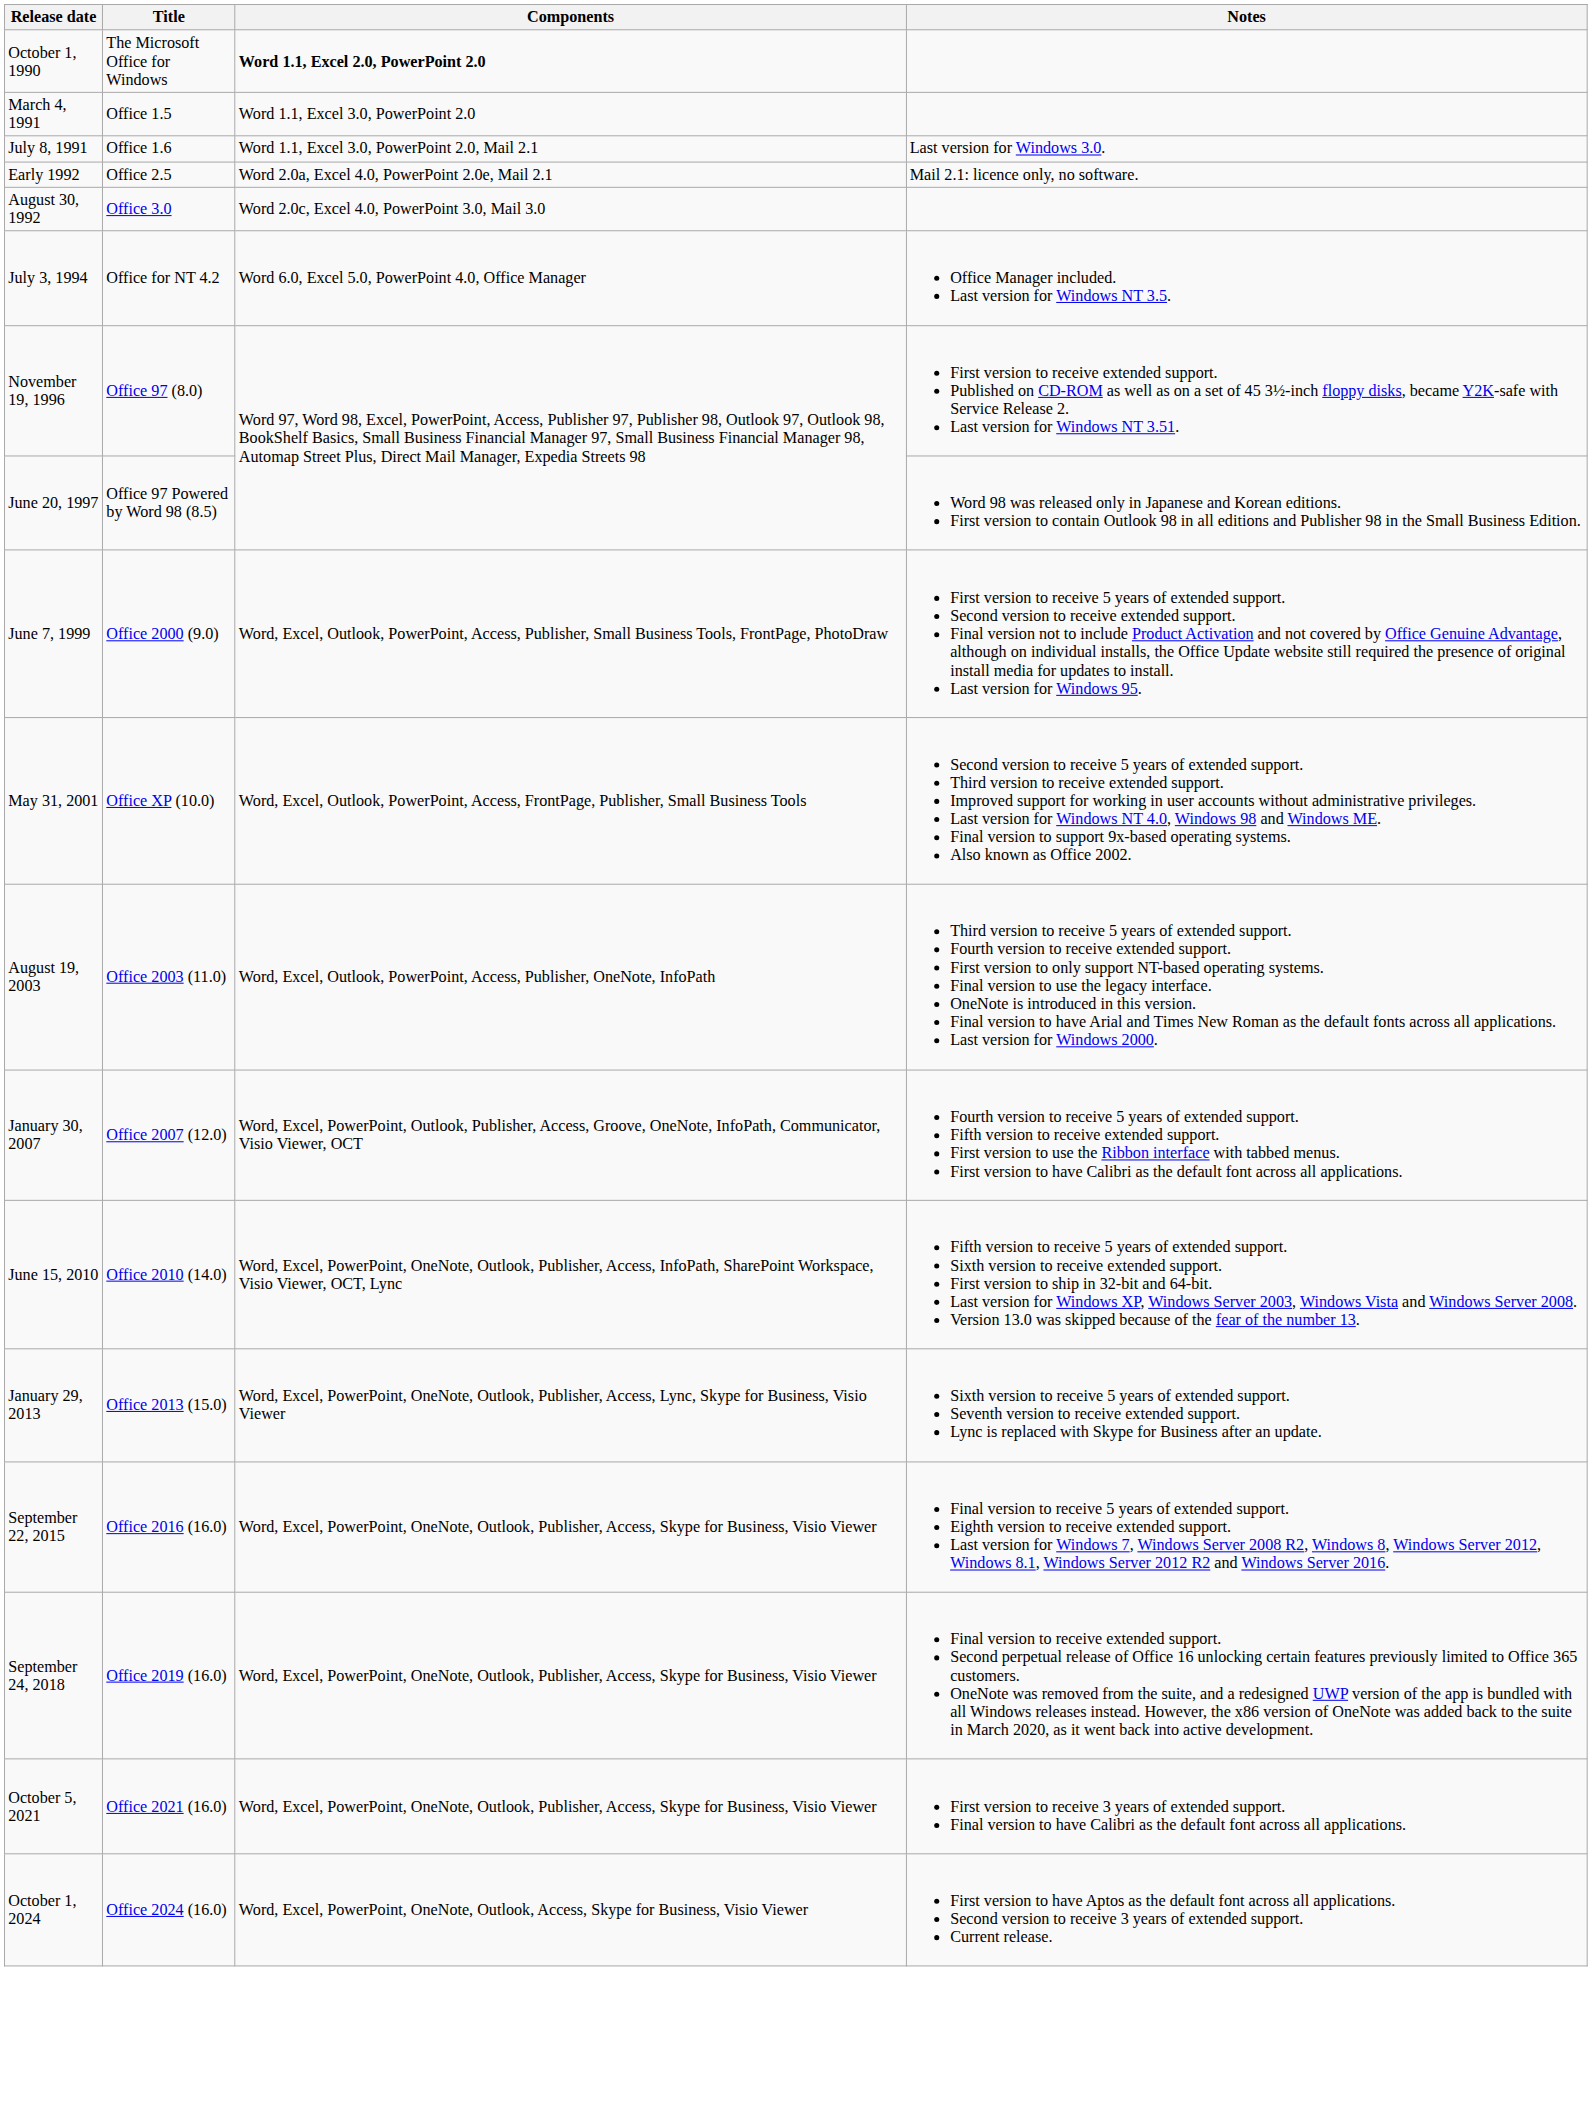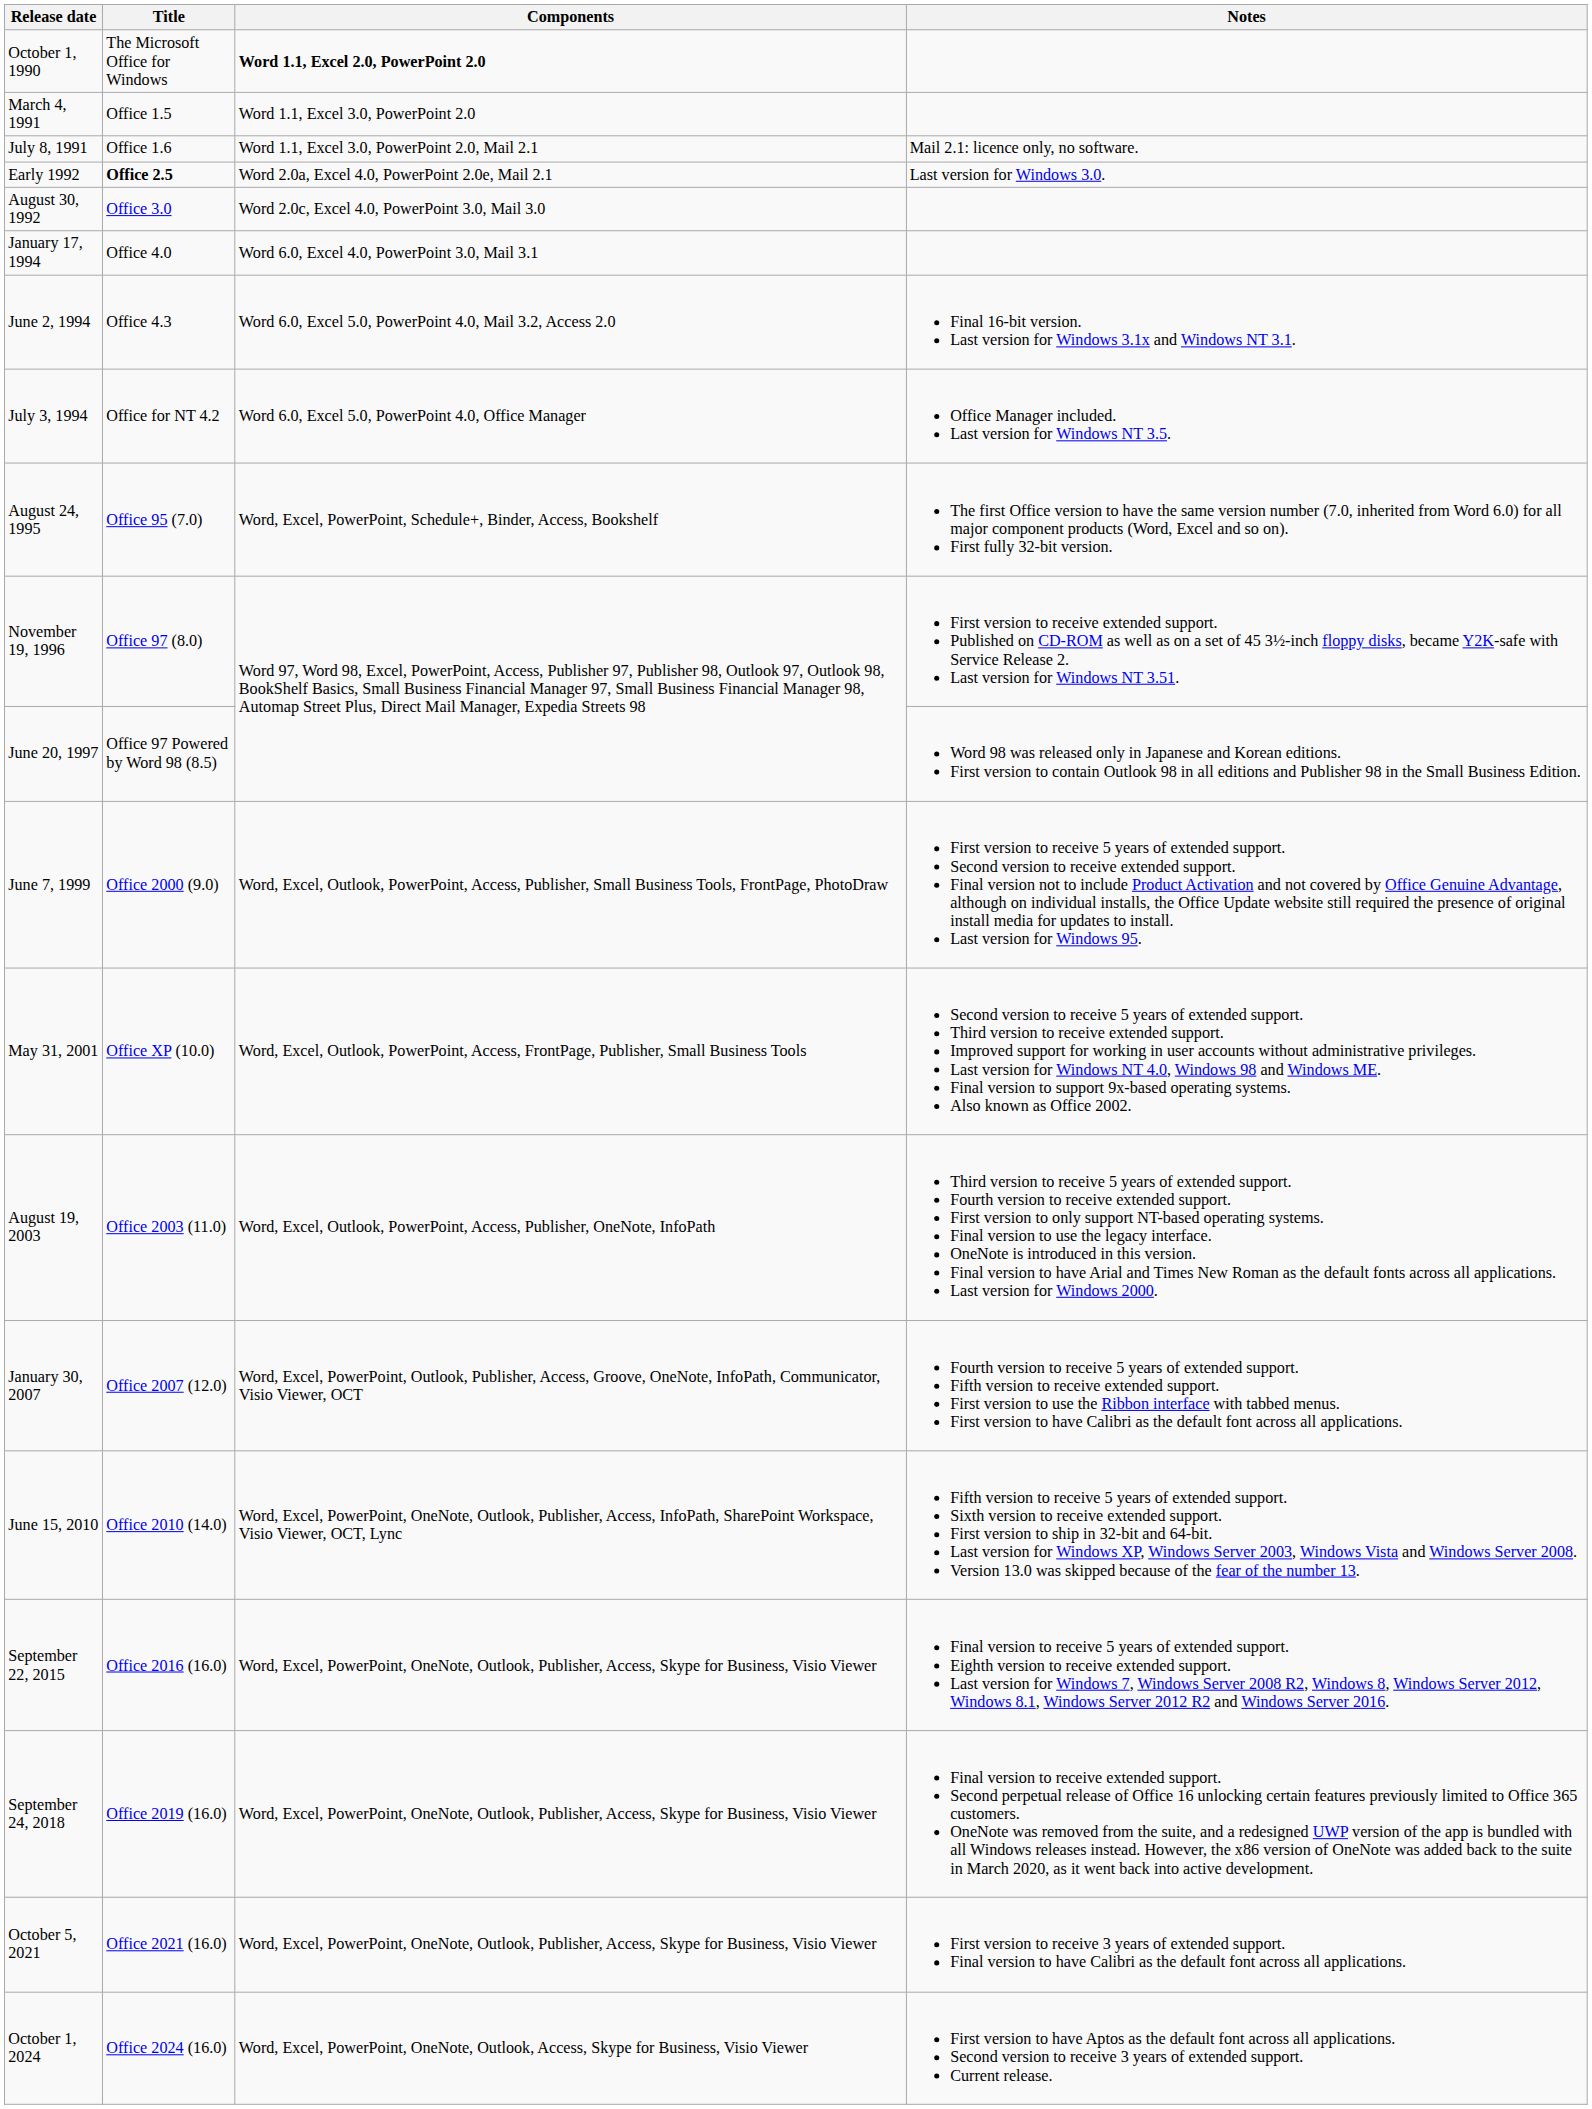(1008, 148) Last version for Windows 3.0. -> (1024, 148) Mail 2.1: licence only, no software.
(139, 174) normal -> (140, 174) bold
(1024, 174) Mail 2.1: licence only, no software. -> (1008, 174) Last version for Windows 3.0.
+ row: (45, 252)
+ row: (49, 321)
+ row: (44, 519)
- row: (45, 1405)
